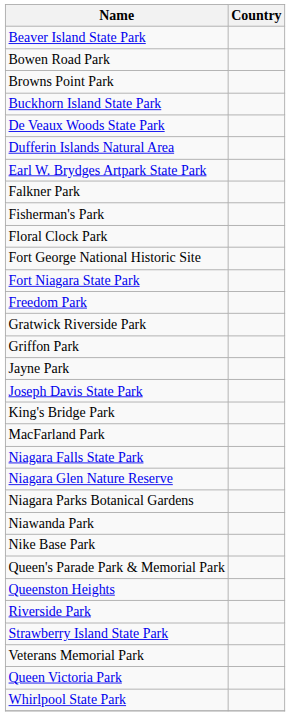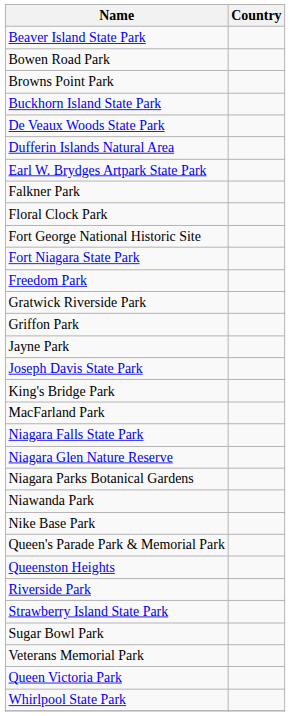- row: (56, 214)
+ row: (56, 633)
